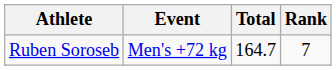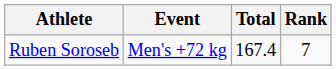(256, 49) 164.7 -> (256, 49) 167.4
